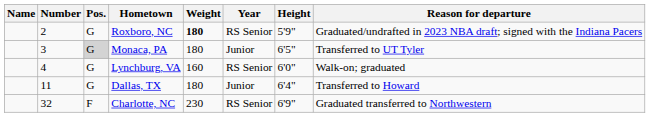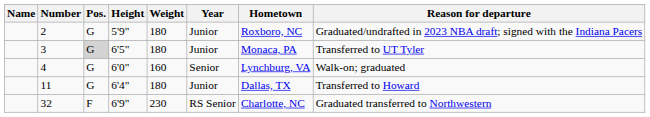columns swapped: (294, 13) <-> (146, 13)
(195, 31) bold -> (158, 31) normal
(249, 31) RS Senior -> (204, 31) Junior
(249, 67) RS Senior -> (204, 67) Senior
